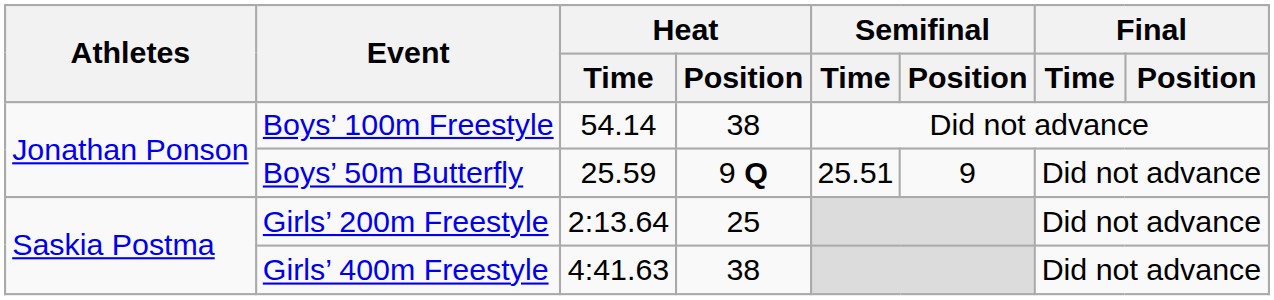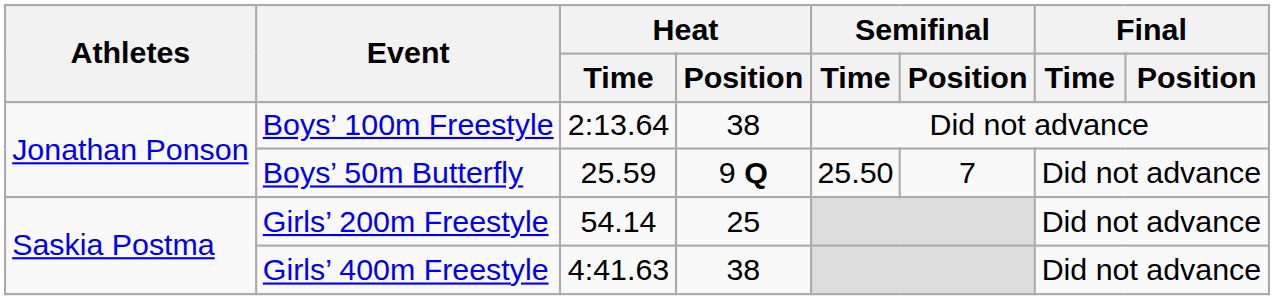(619, 125) 54.14 -> (619, 125) 2:13.64
(855, 173) 25.51 -> (855, 173) 25.50
(968, 173) 9 -> (968, 173) 7
(619, 221) 2:13.64 -> (619, 221) 54.14
